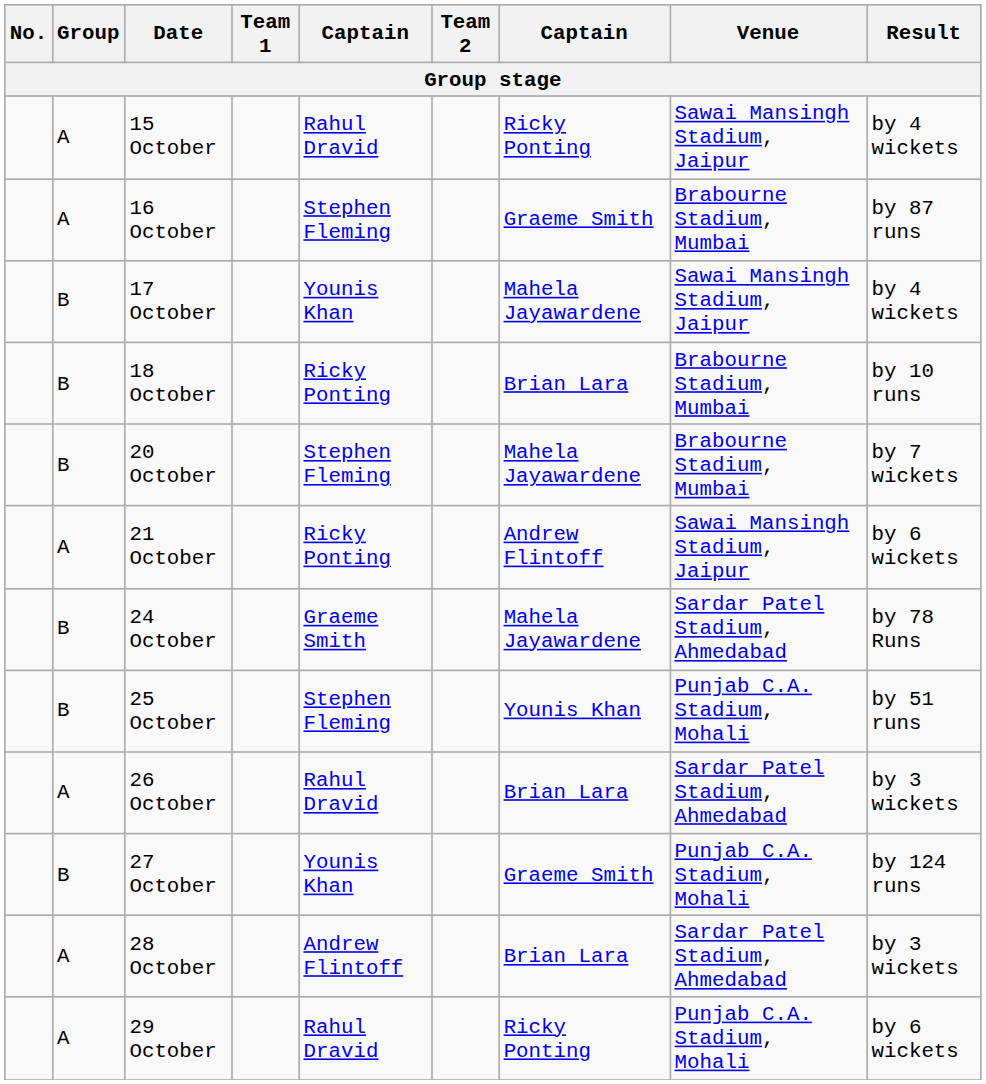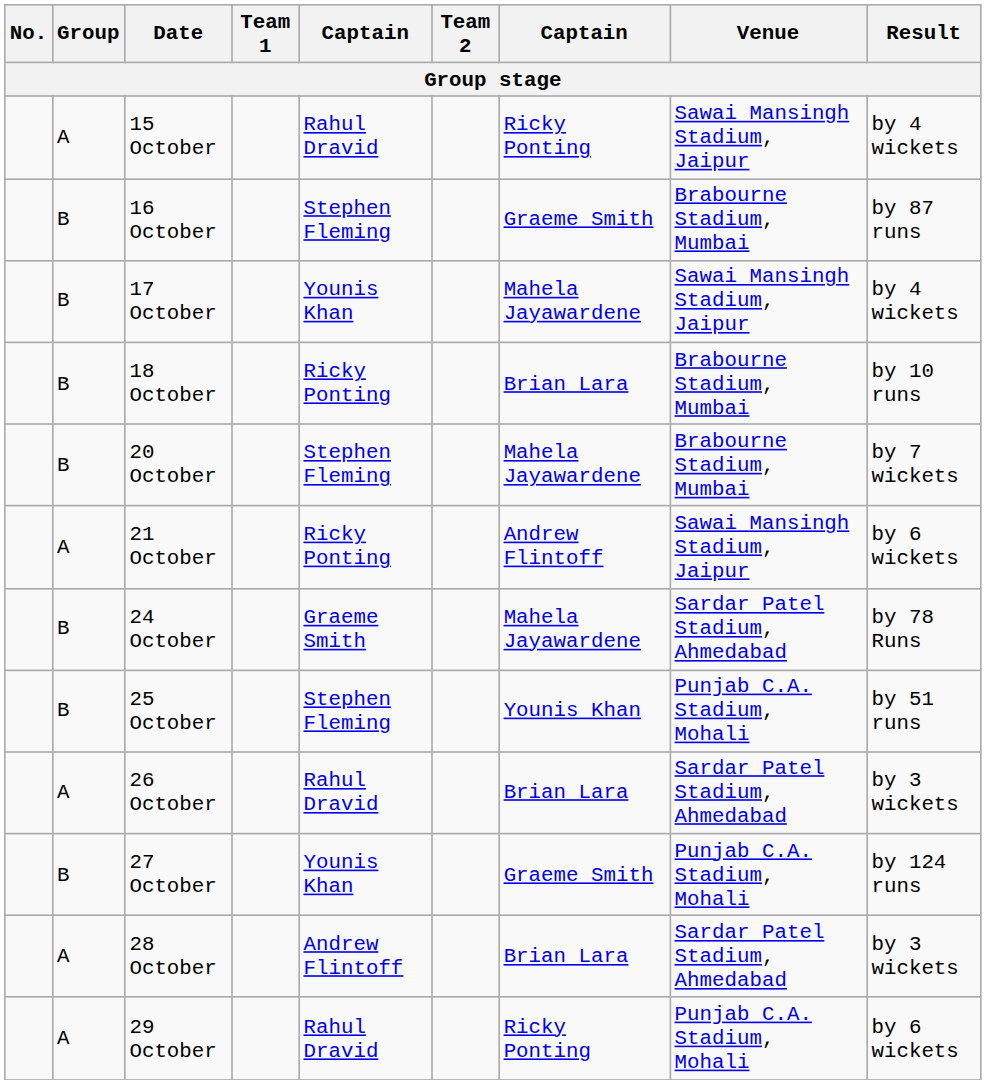(63, 219) A -> (63, 219) B
